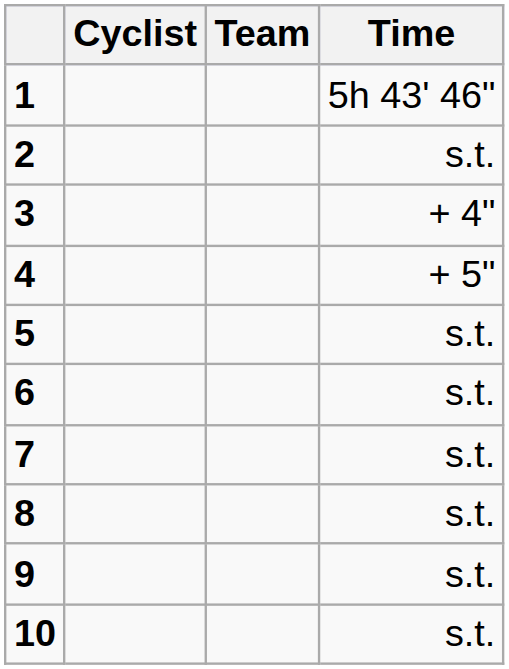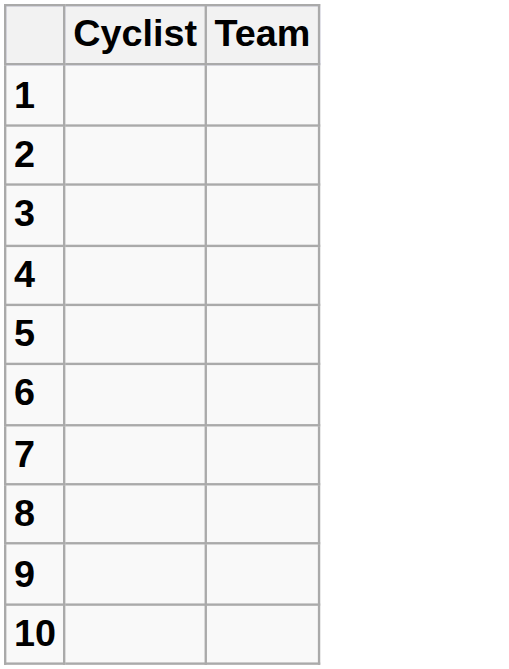- column: (412, 34)
